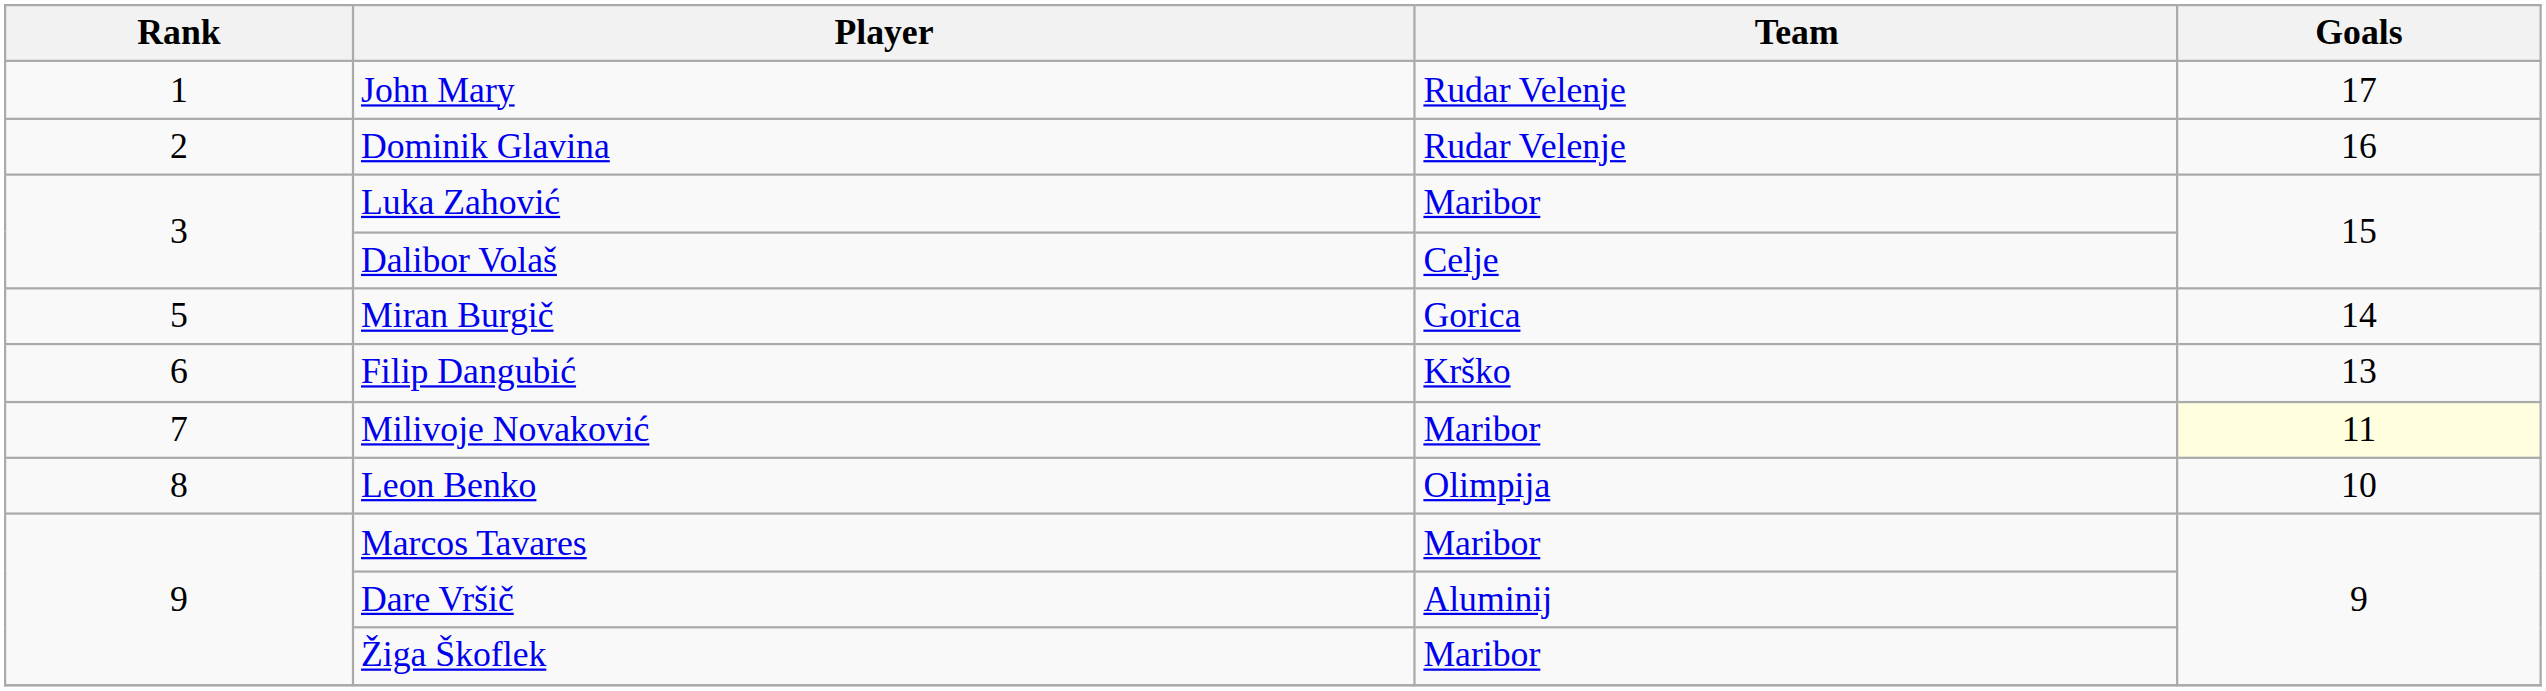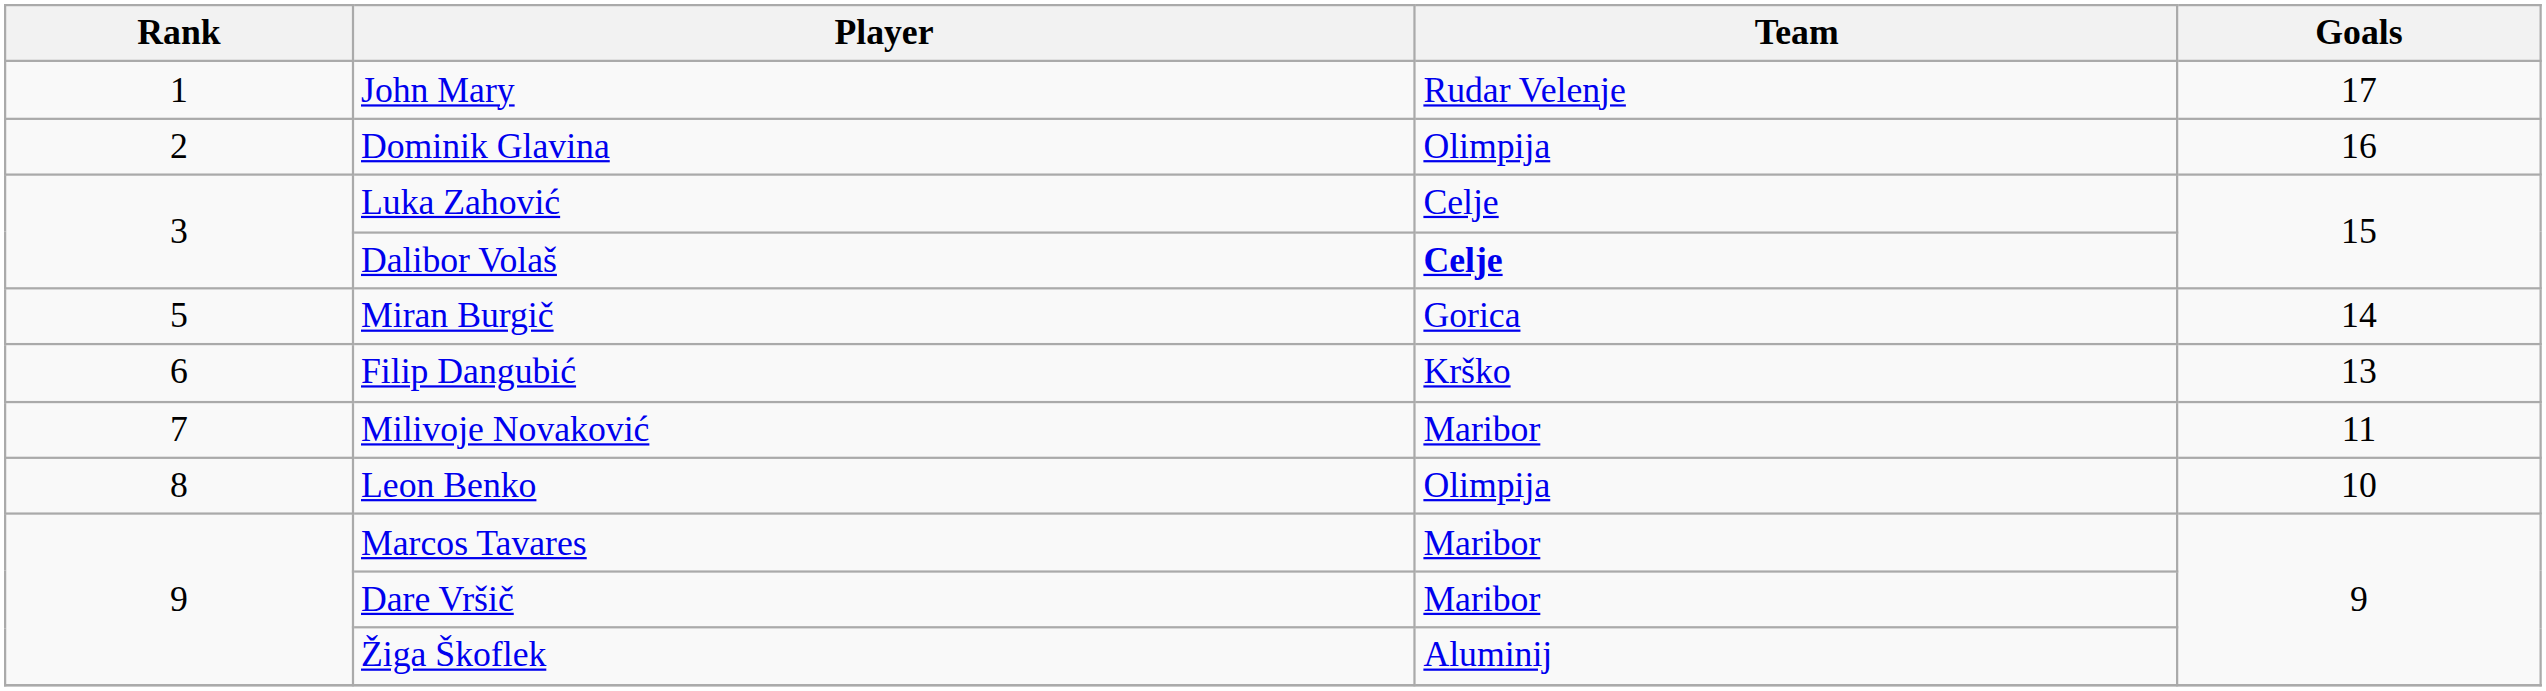(1525, 145) Rudar Velenje -> (1487, 145) Olimpija
(1482, 202) Maribor -> (1461, 202) Celje
(1461, 259) normal -> (1463, 259) bold
(2359, 428) lightyellow background -> (2359, 428) no background
(1488, 598) Aluminij -> (1482, 598) Maribor
(1482, 655) Maribor -> (1488, 655) Aluminij
